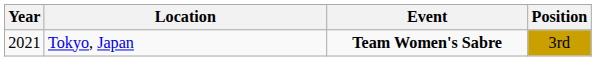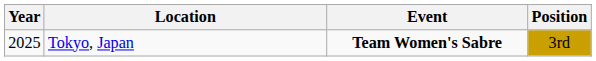(24, 42) 2021 -> (24, 42) 2025
